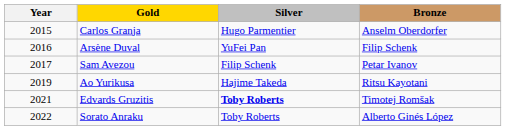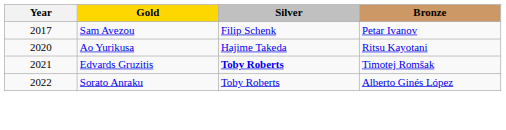- row: (110, 30)
- row: (110, 47)
(41, 82) 2019 -> (41, 47) 2020
